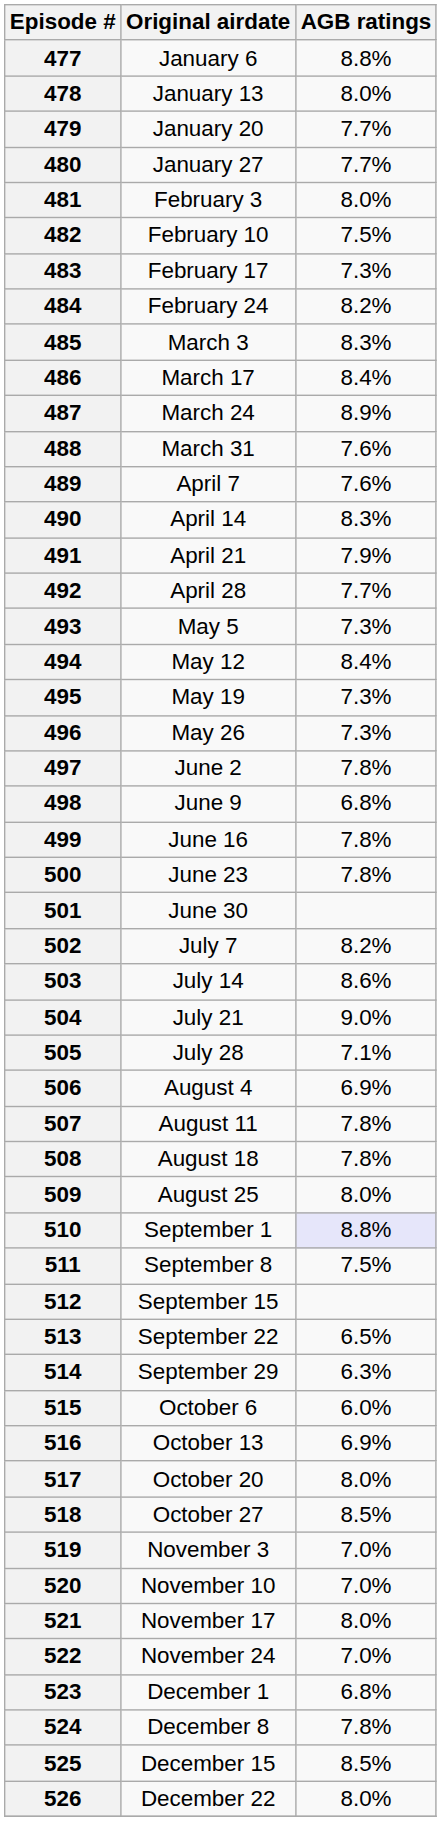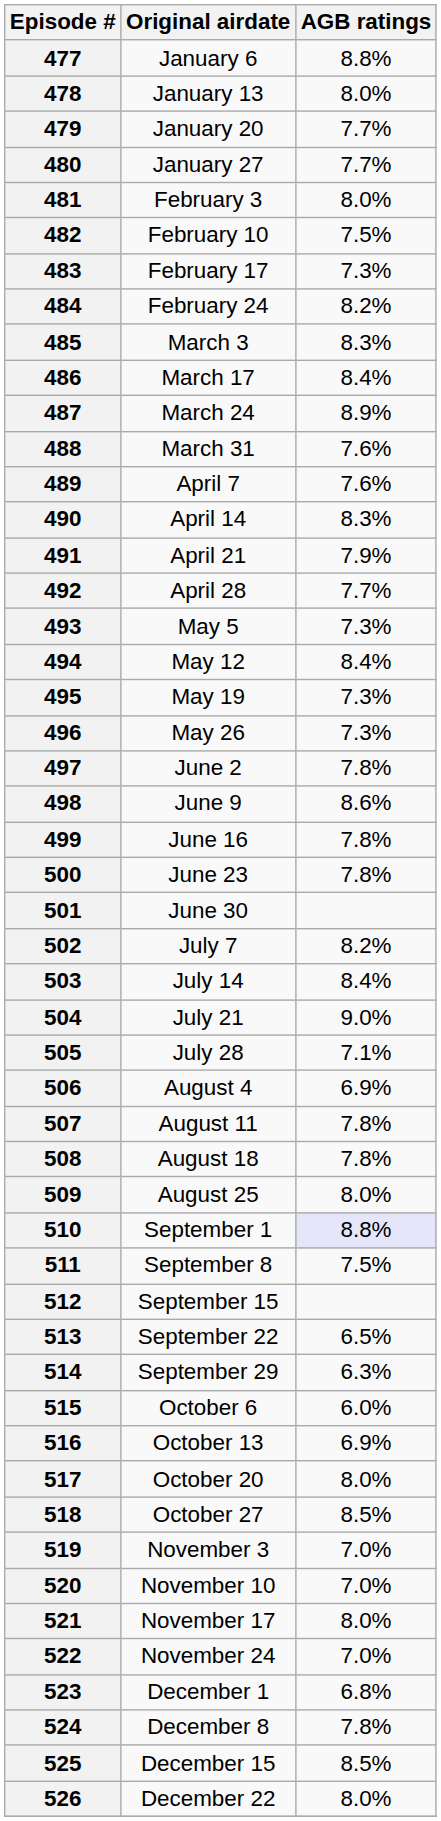(366, 803) 6.8% -> (366, 803) 8.6%
(366, 981) 8.6% -> (366, 981) 8.4%
